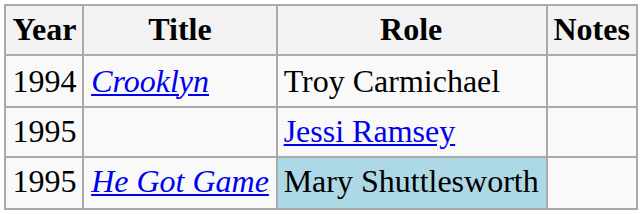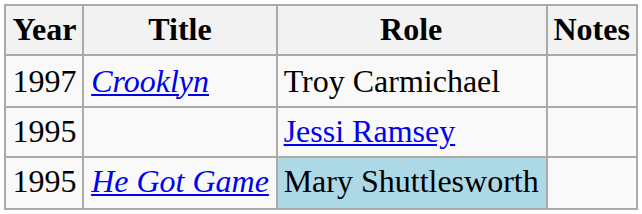(44, 80) 1994 -> (44, 80) 1997
